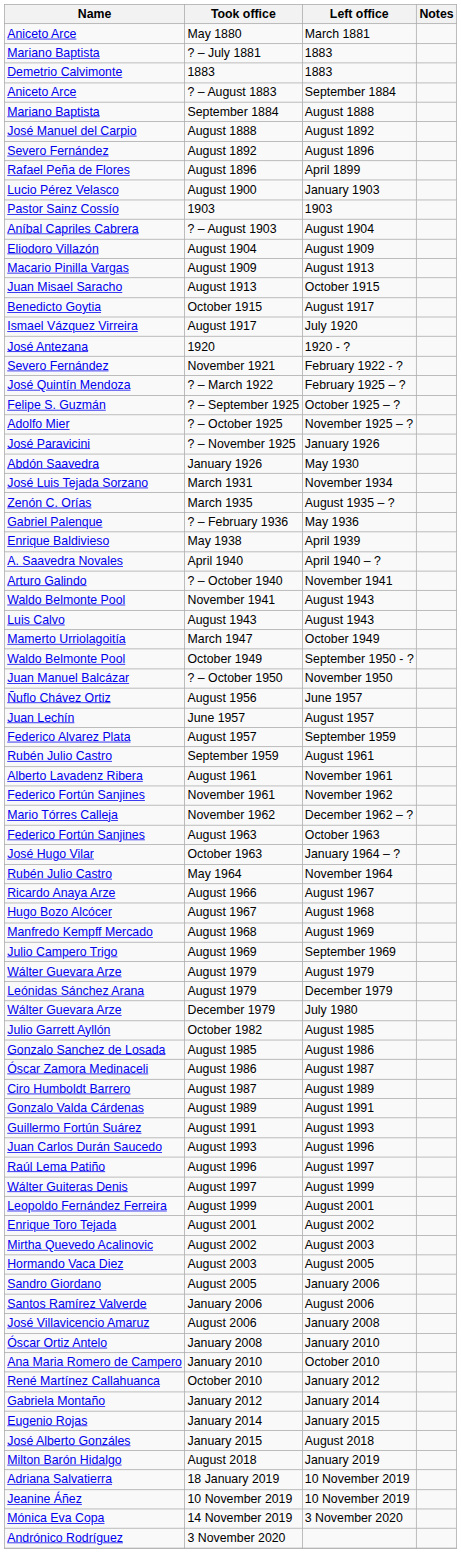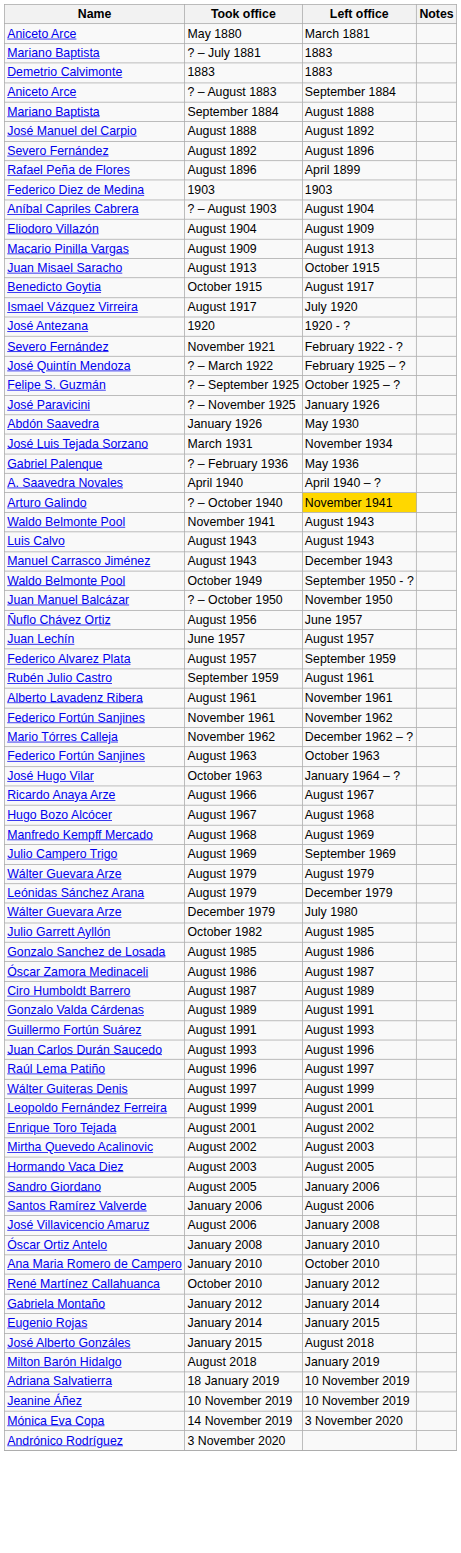- row: (63, 190)
- row: (63, 209)
+ row: (76, 190)
- row: (38, 424)
- row: (49, 502)
- row: (58, 541)
(349, 580) no background -> (349, 502) gold background
+ row: (79, 561)
- row: (66, 639)
- row: (60, 873)
